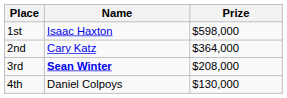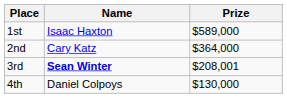(216, 31) $598,000 -> (216, 31) $589,000
(216, 66) $208,000 -> (216, 66) $208,001
